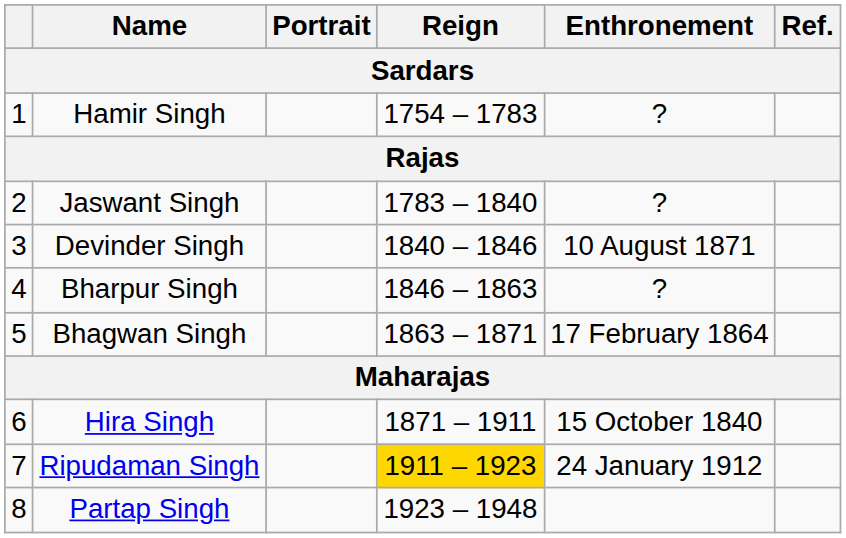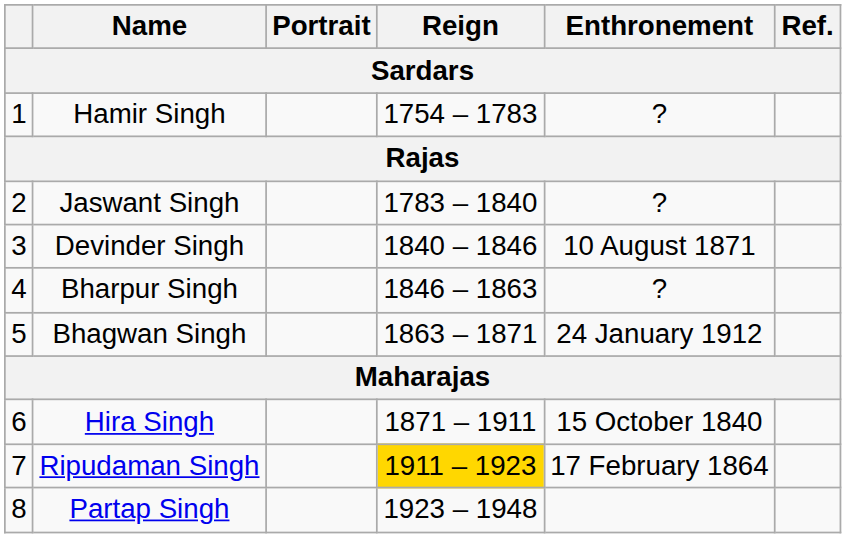(659, 333) 17 February 1864 -> (659, 333) 24 January 1912
(659, 465) 24 January 1912 -> (659, 465) 17 February 1864
